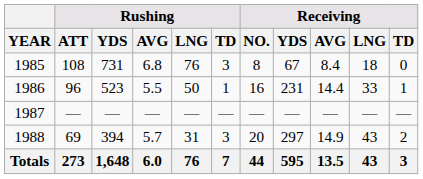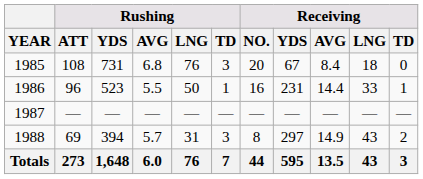(257, 64) 8 -> (257, 64) 20
(257, 137) 20 -> (257, 137) 8
